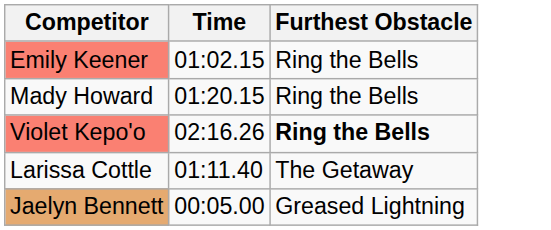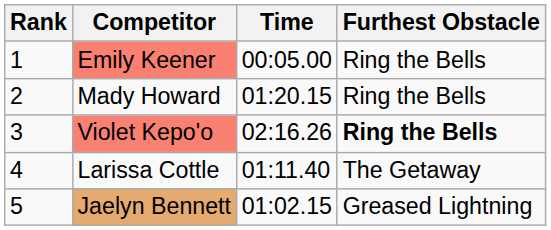+ column: (38, 22)
(219, 59) 01:02.15 -> (287, 59) 00:05.00
(219, 206) 00:05.00 -> (287, 206) 01:02.15
